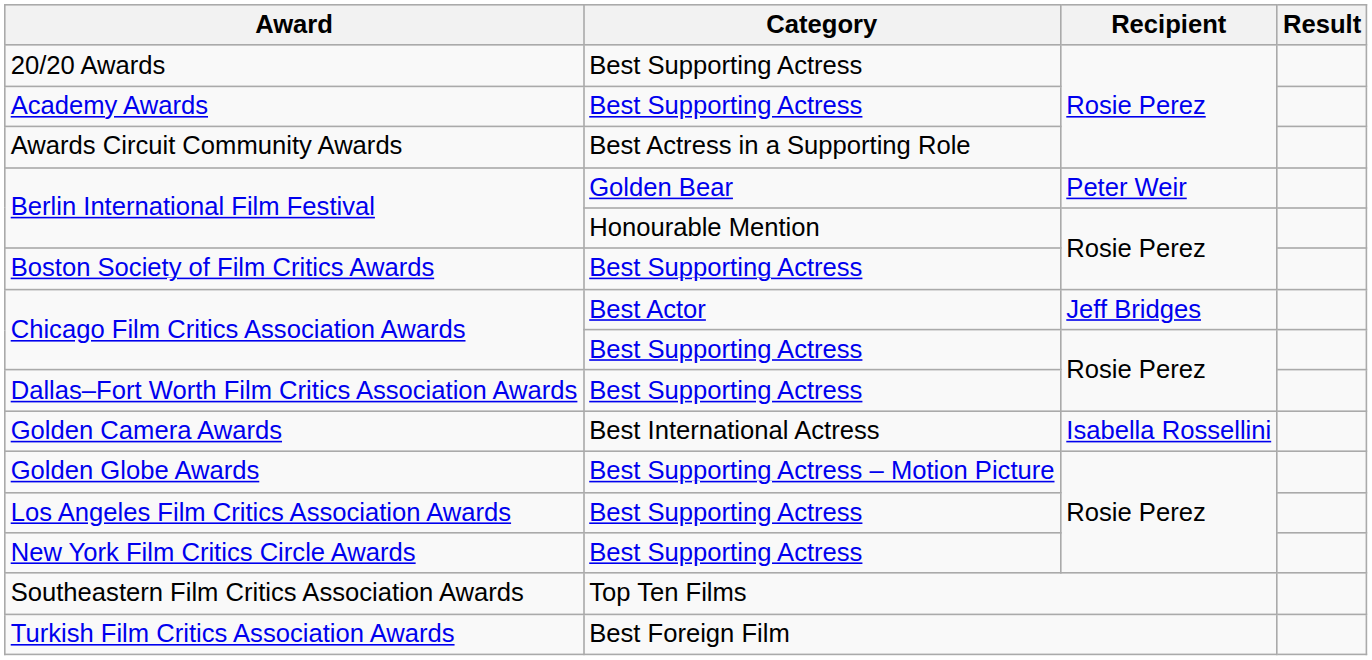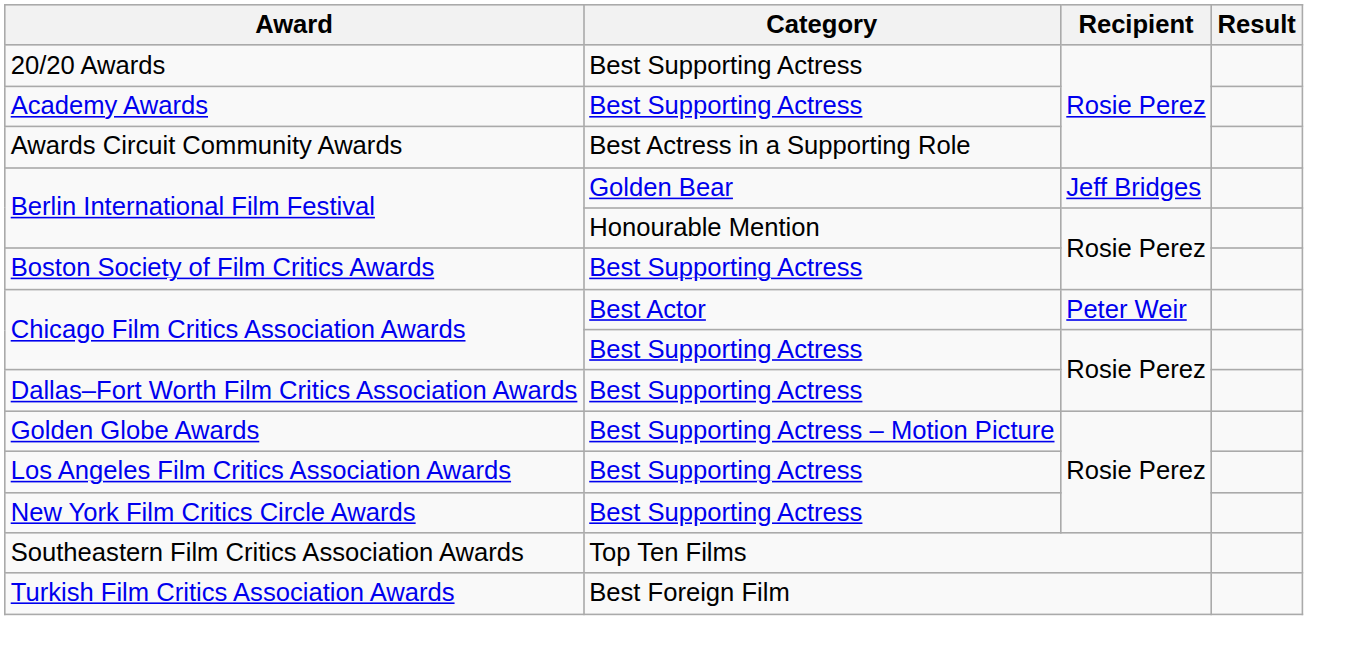(1127, 187) Peter Weir -> (1134, 187) Jeff Bridges
(1134, 308) Jeff Bridges -> (1127, 308) Peter Weir
- row: (146, 430)
